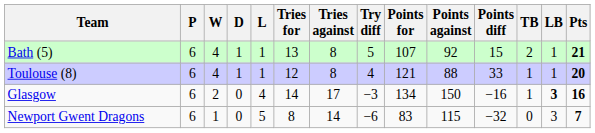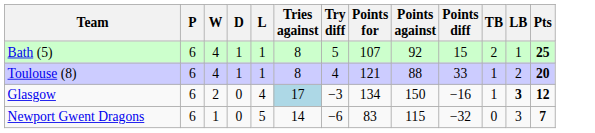- column: (292, 22)
(578, 52) 21 -> (543, 52) 25
(554, 73) 1 -> (518, 73) 2
(333, 95) no background -> (298, 95) lightblue background
(578, 95) 16 -> (543, 95) 12
